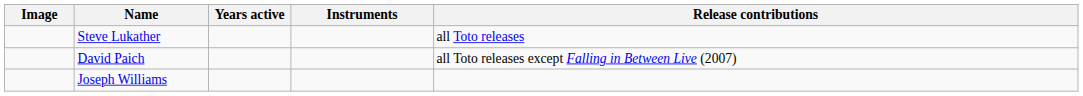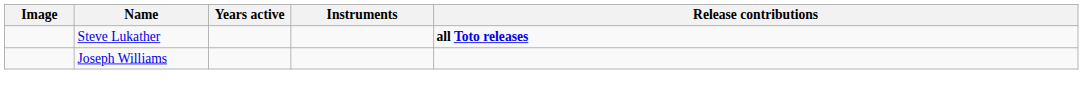(480, 36) normal -> (482, 36) bold
- row: (111, 58)
